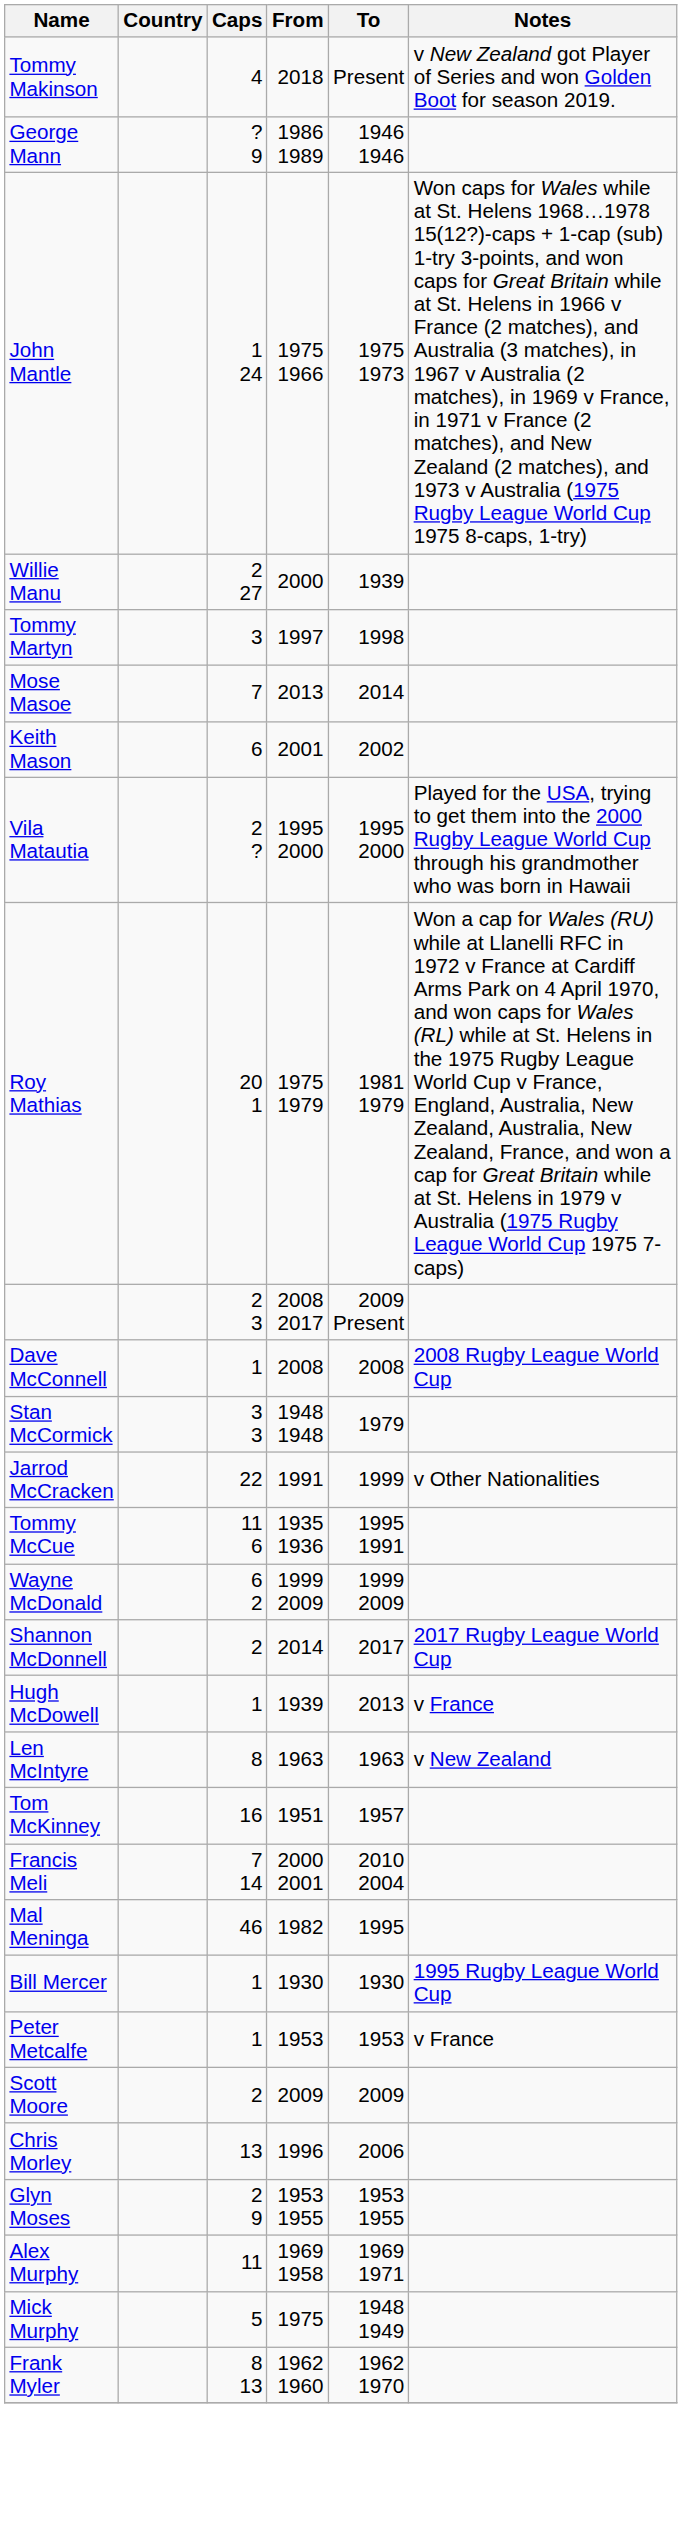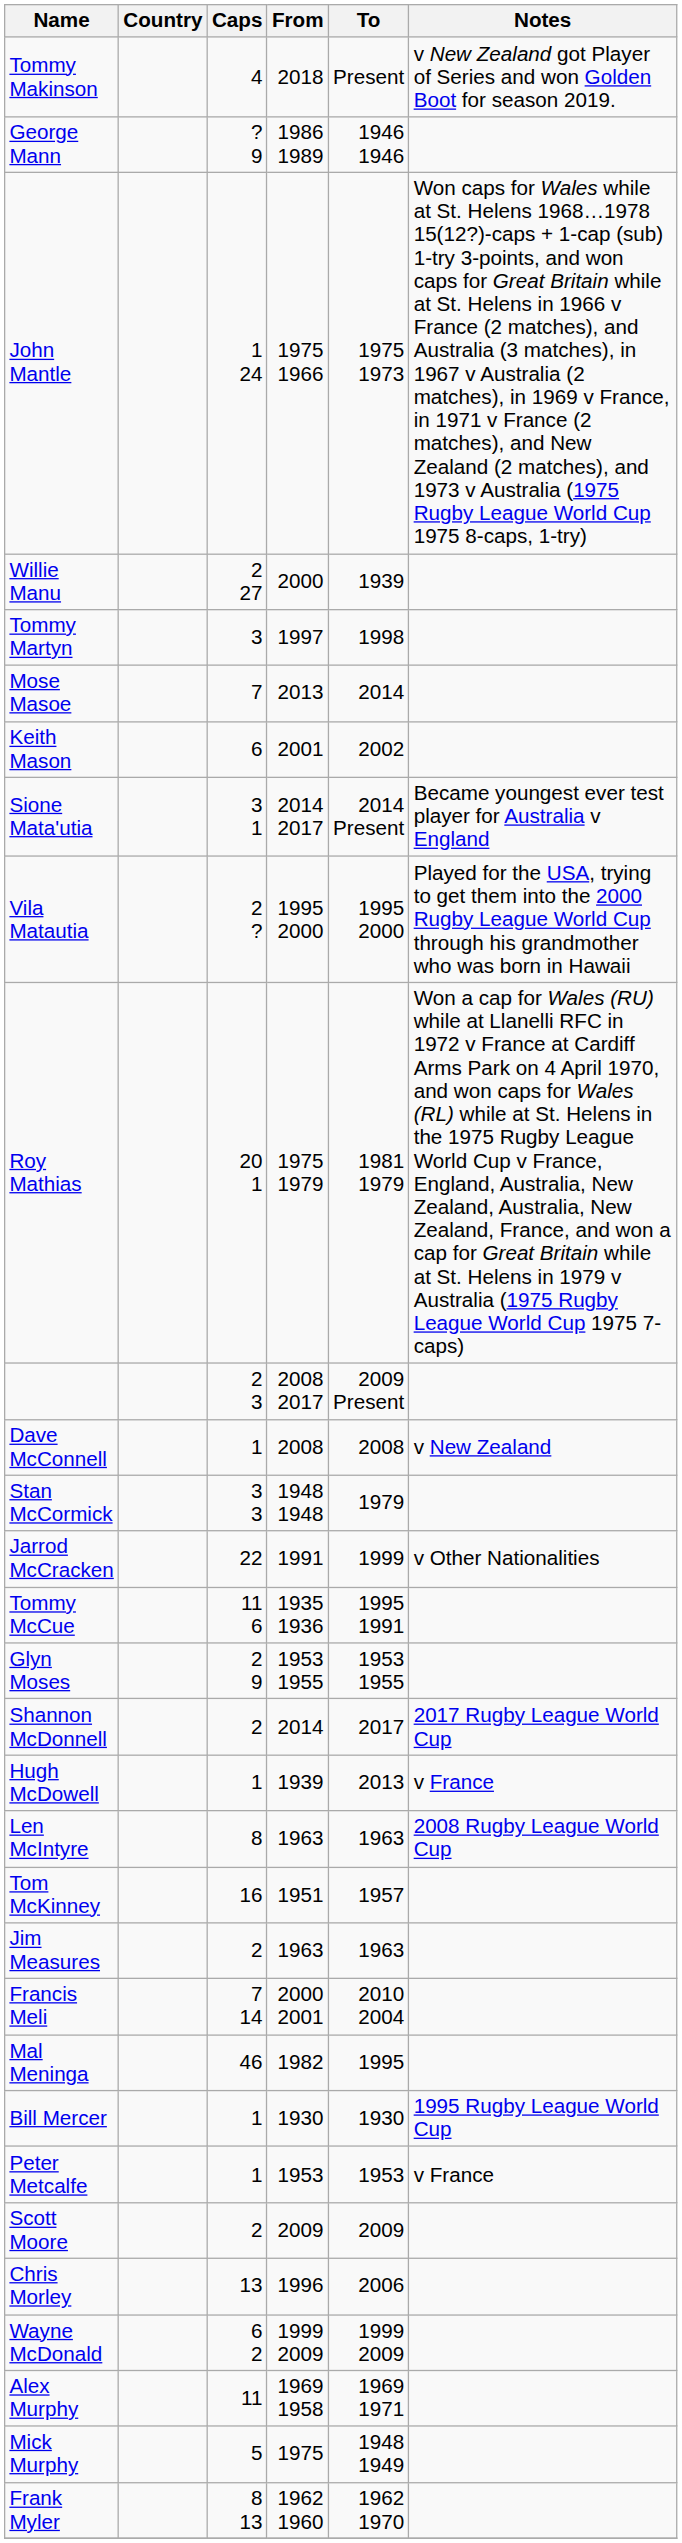+ row: (51, 816)
(536, 1367) 2008 Rugby League World Cup -> (482, 1446) v New Zealand
rows swapped: (56, 1591) <-> (40, 2207)
(482, 1759) v New Zealand -> (536, 1838) 2008 Rugby League World Cup
+ row: (55, 1950)
